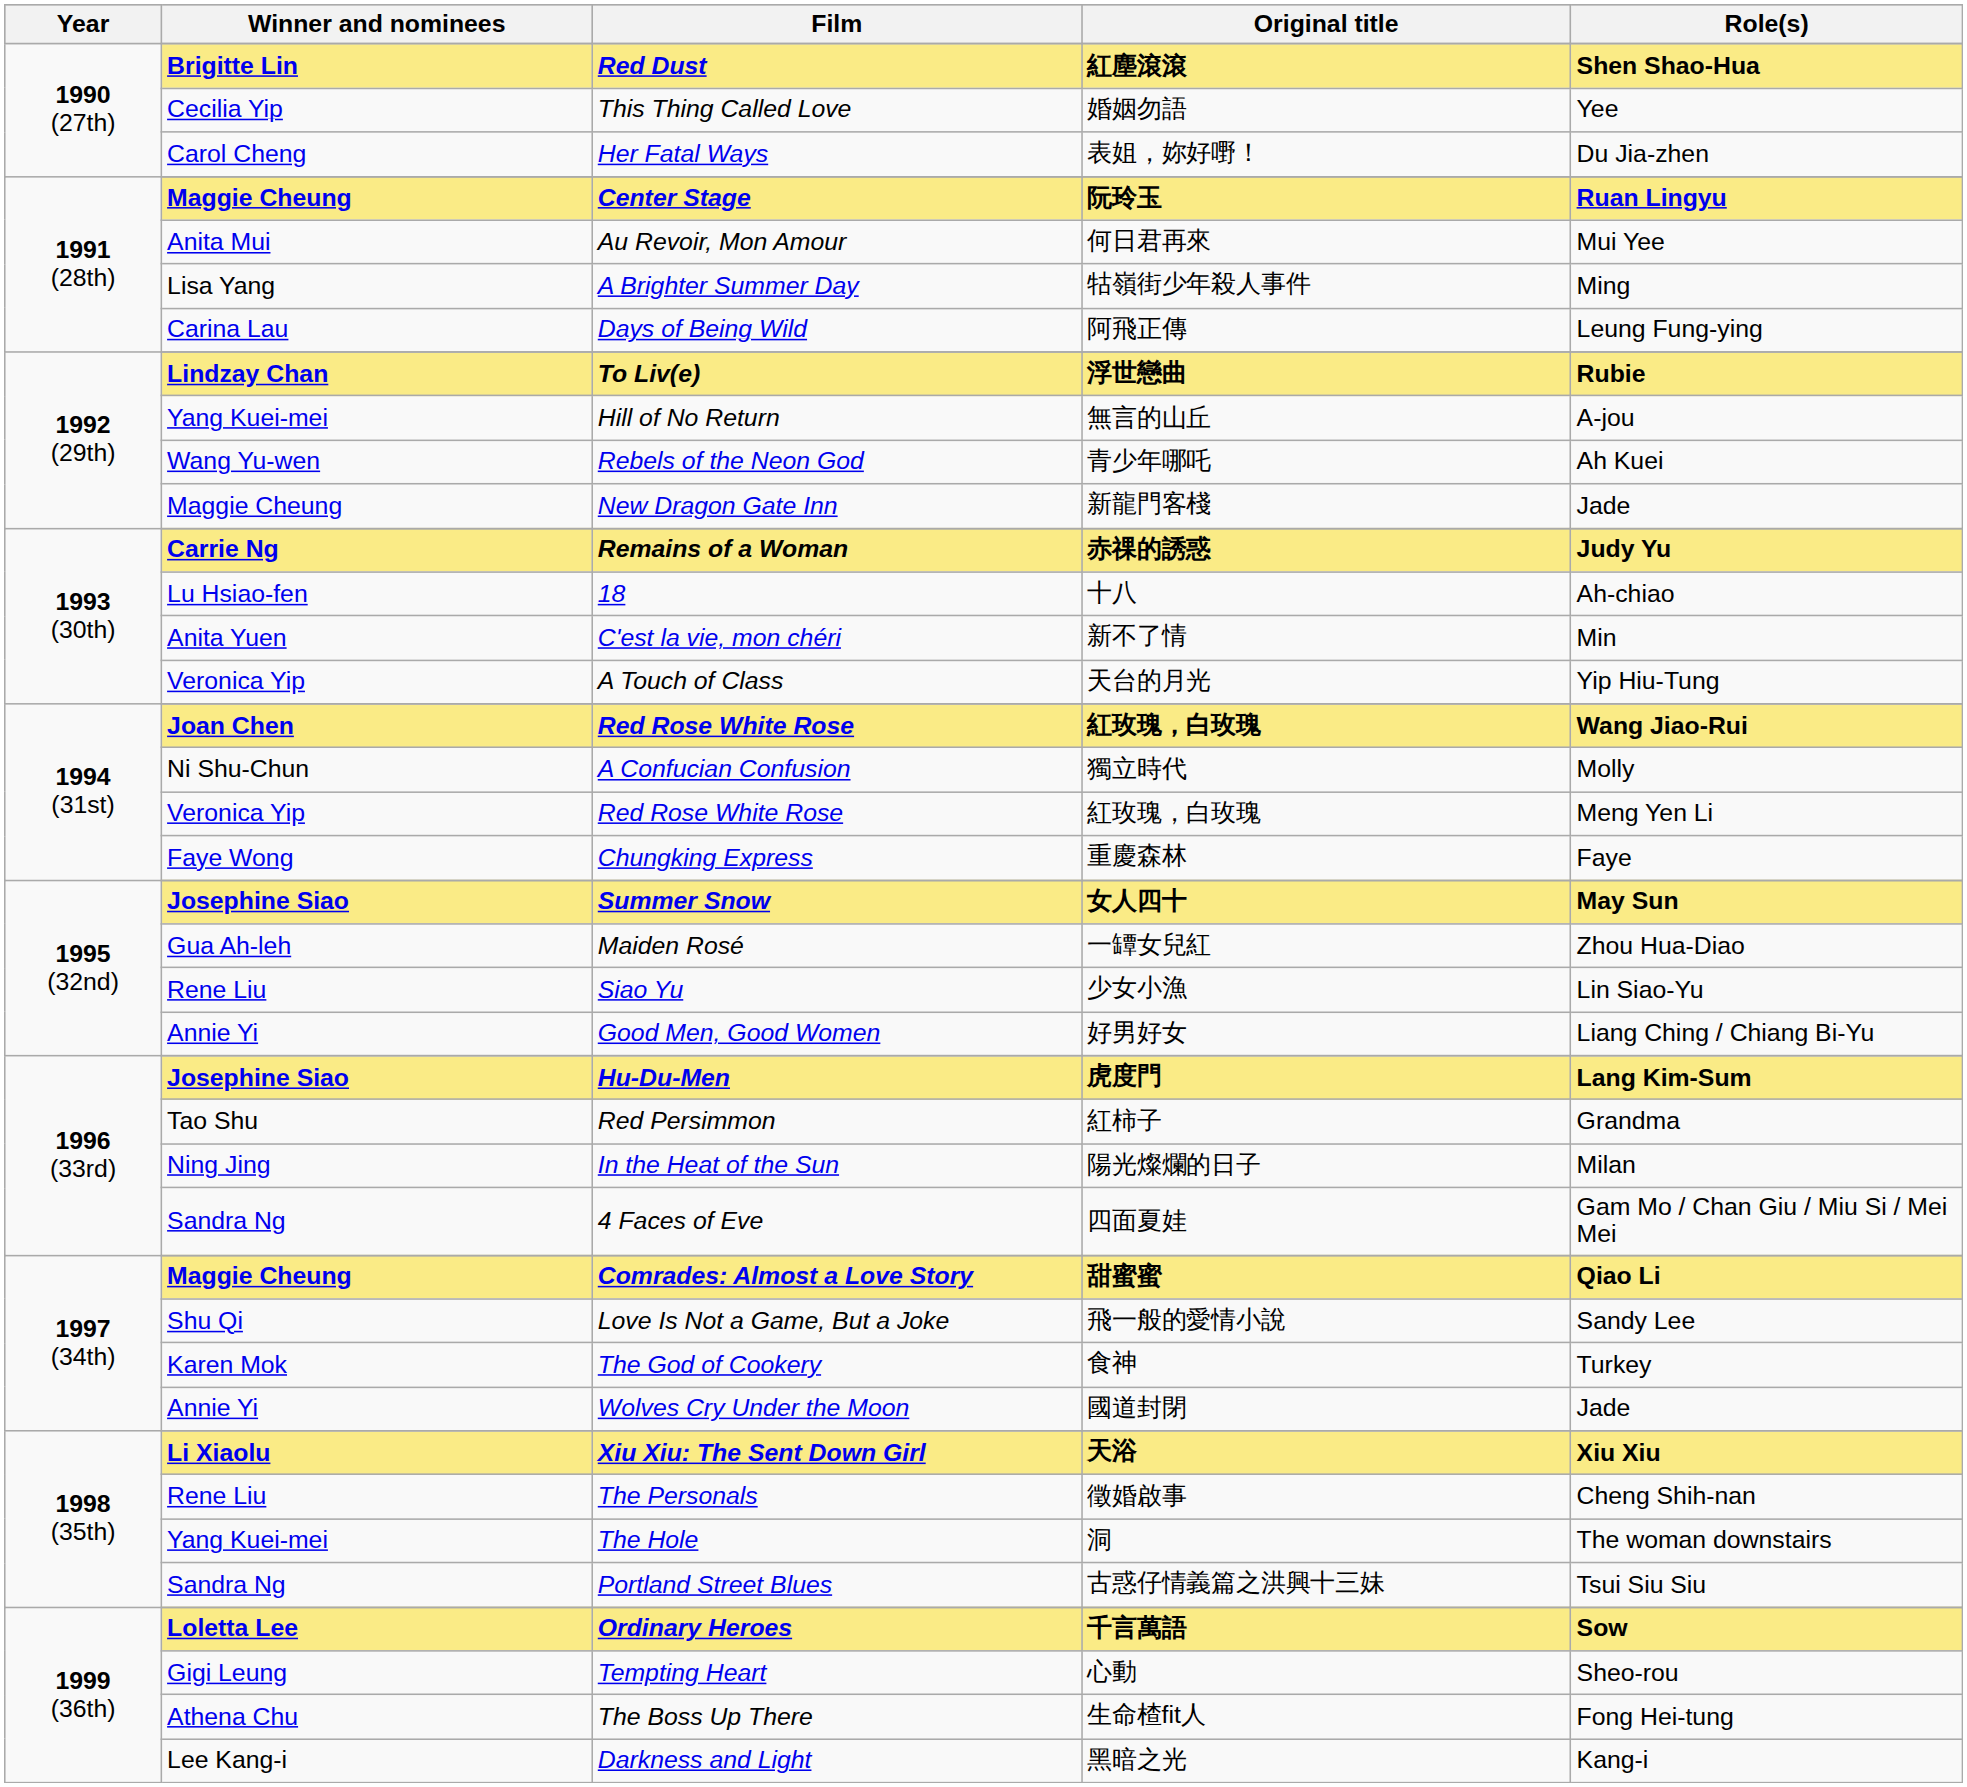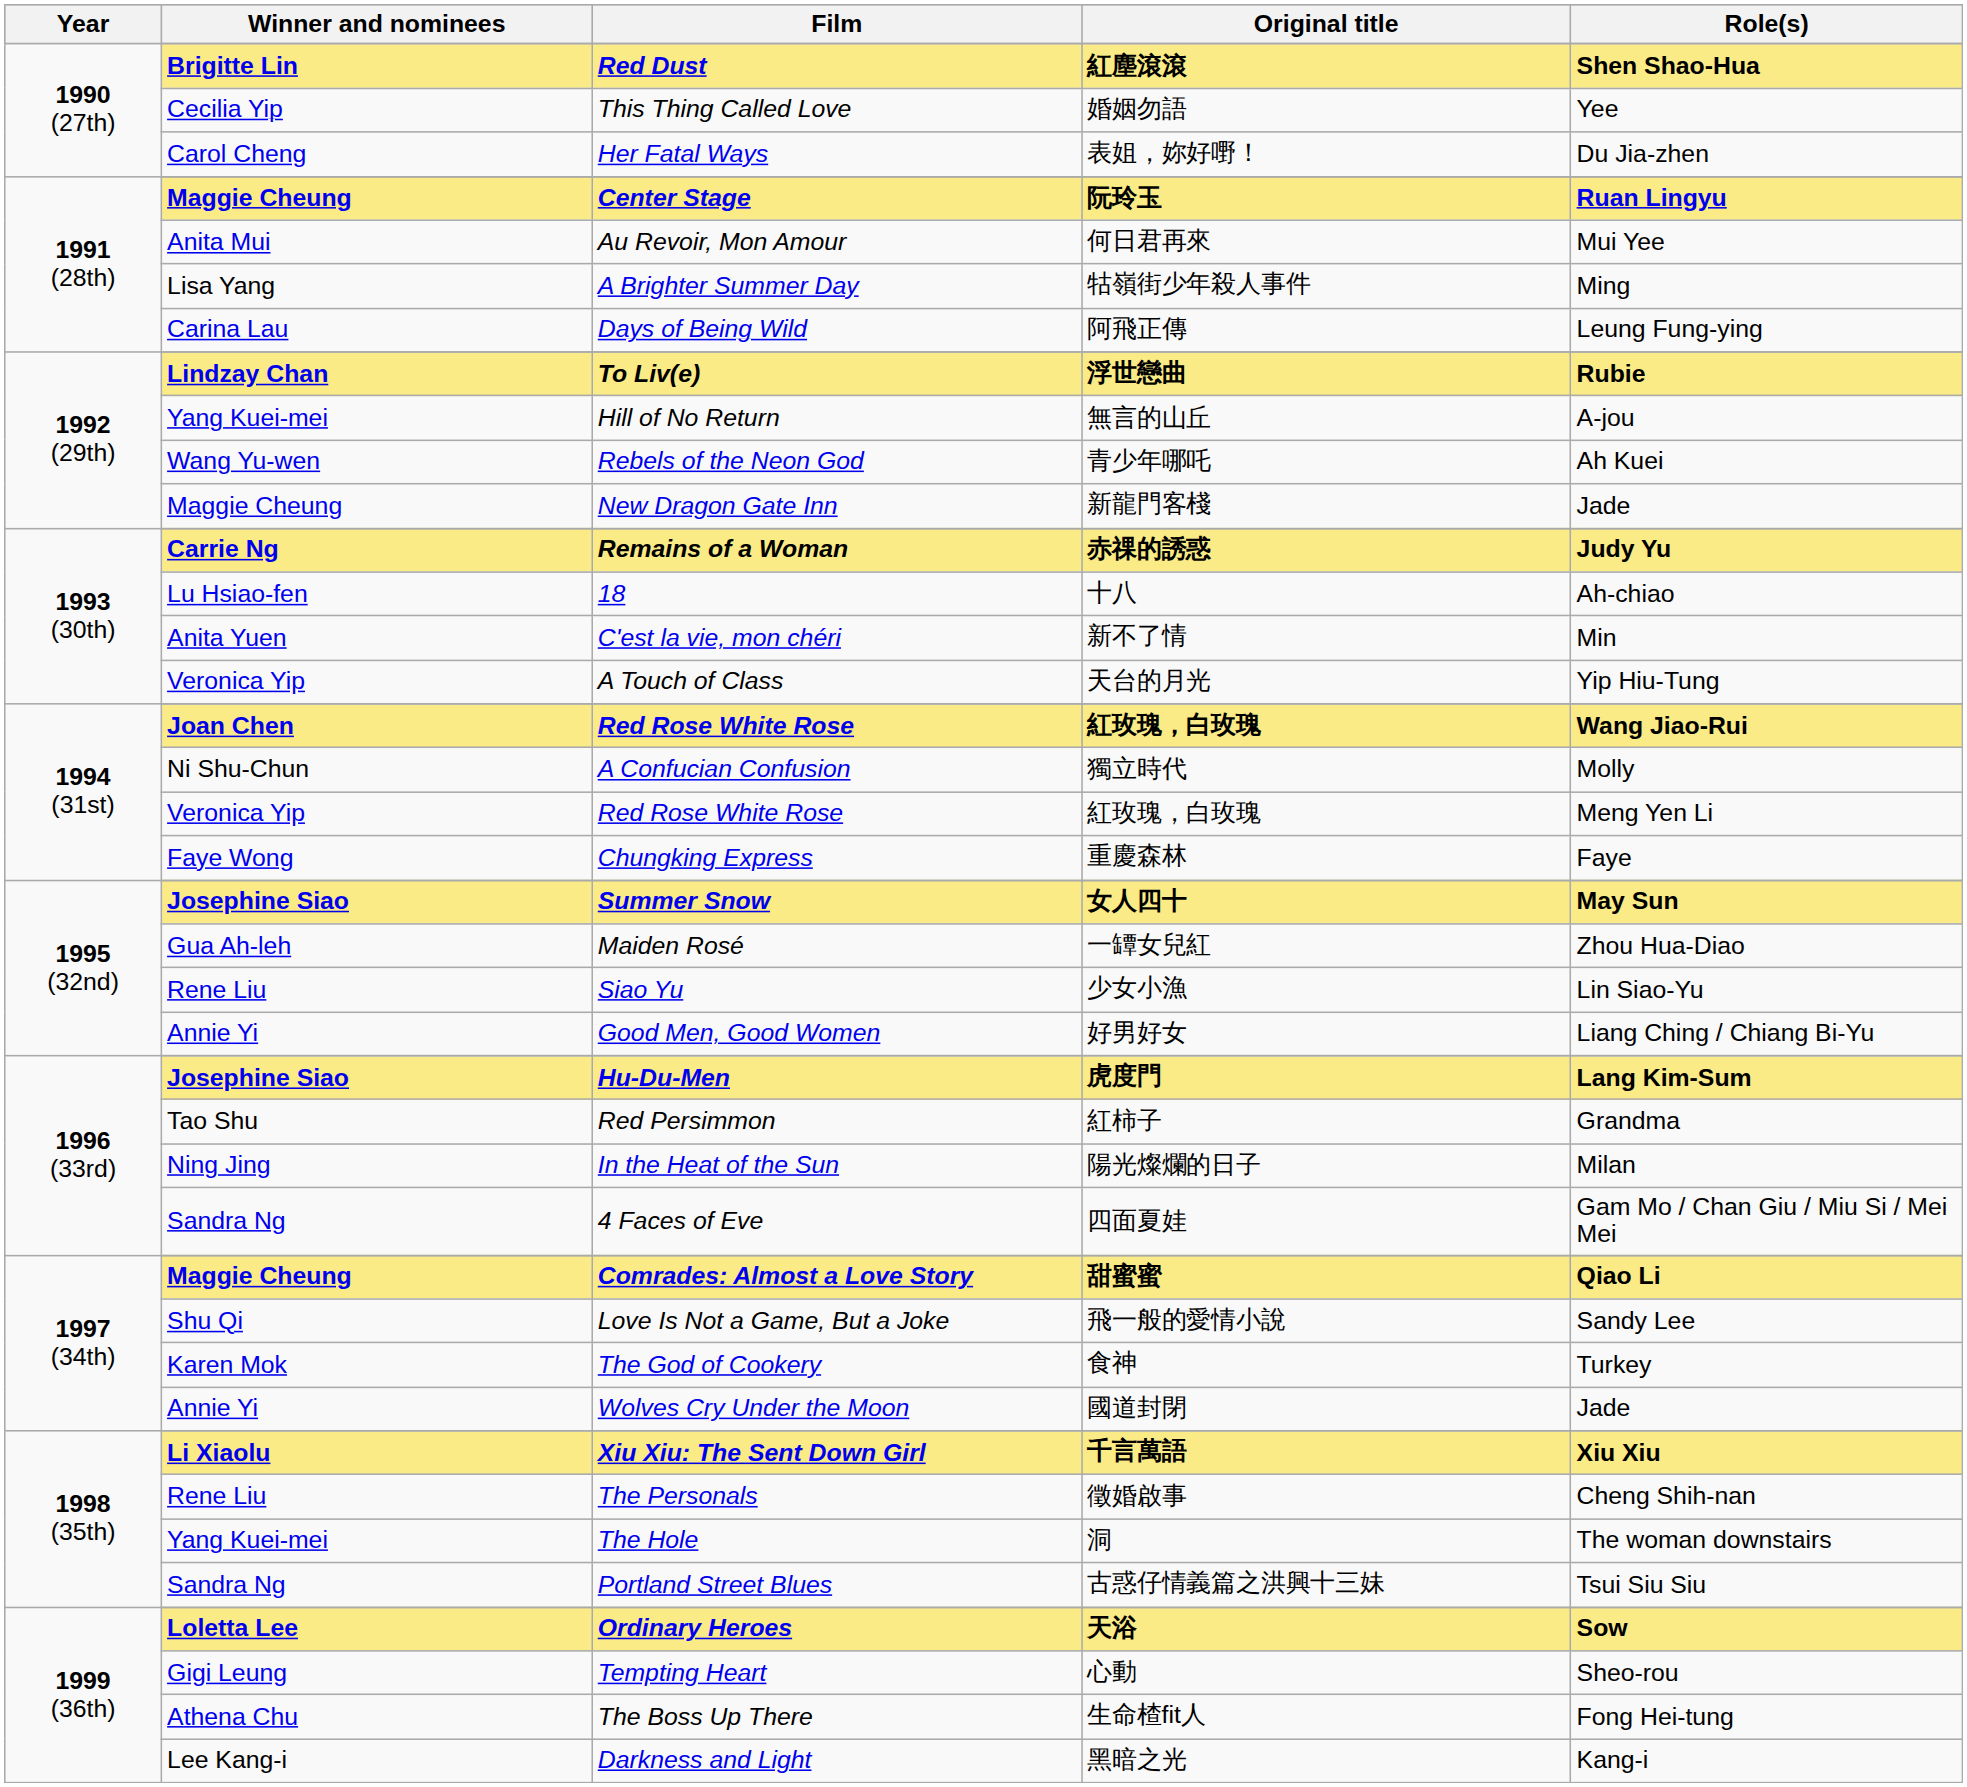(1112, 1451) 天浴 -> (1137, 1451) 千言萬語
(1137, 1627) 千言萬語 -> (1112, 1627) 天浴
